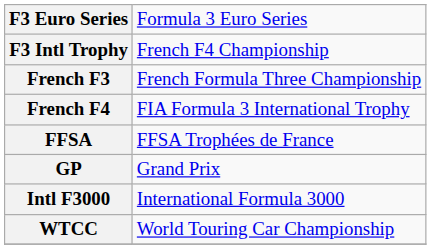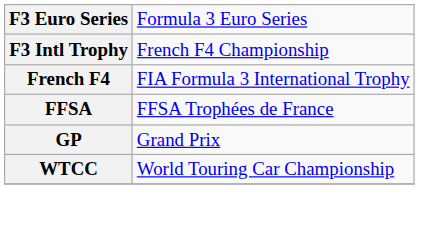- row: (69, 79)
- row: (69, 199)
